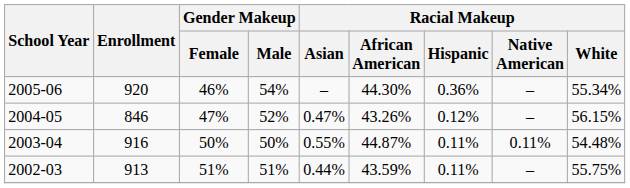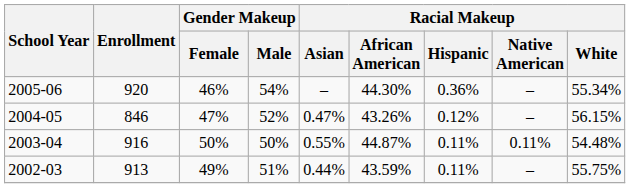(214, 169) 51% -> (214, 169) 49%
